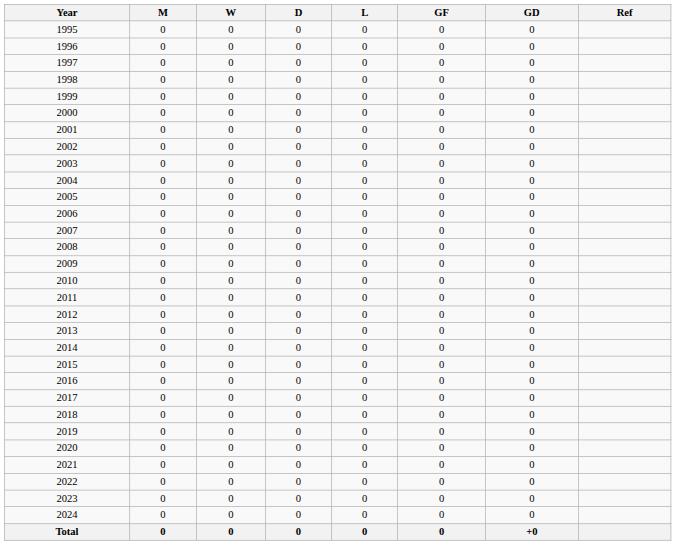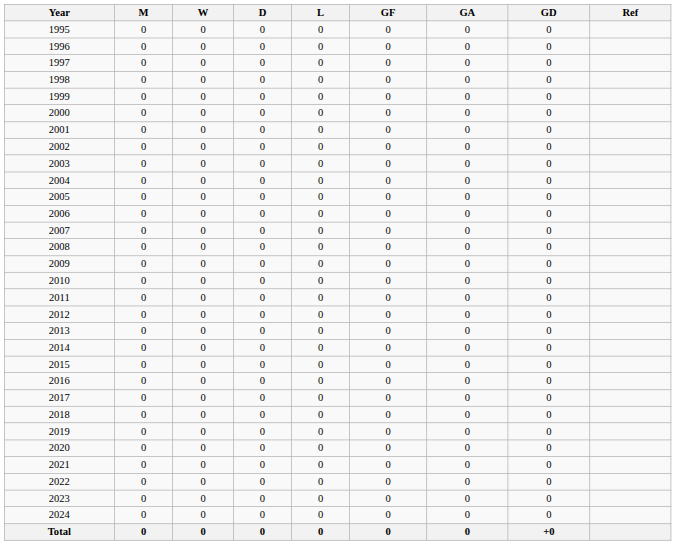+ column: (467, 12)
